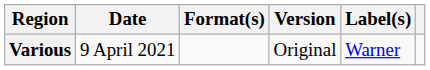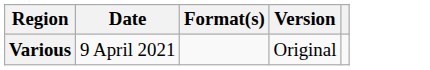- column: (378, 19)
